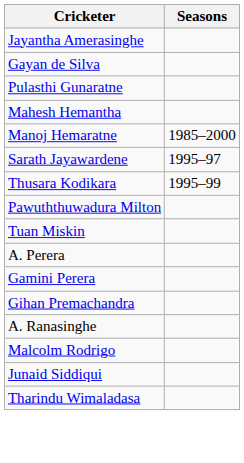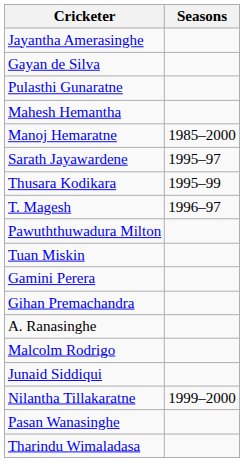+ row: (40, 207)
- row: (36, 254)
+ row: (72, 398)
+ row: (64, 421)
